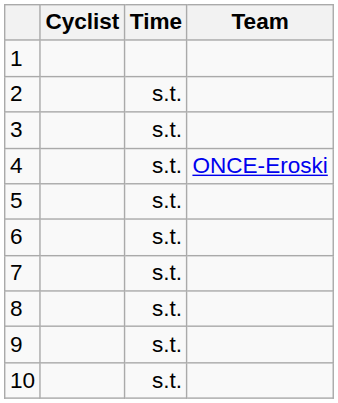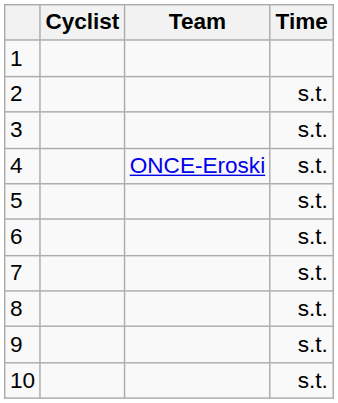columns swapped: (260, 22) <-> (156, 22)
